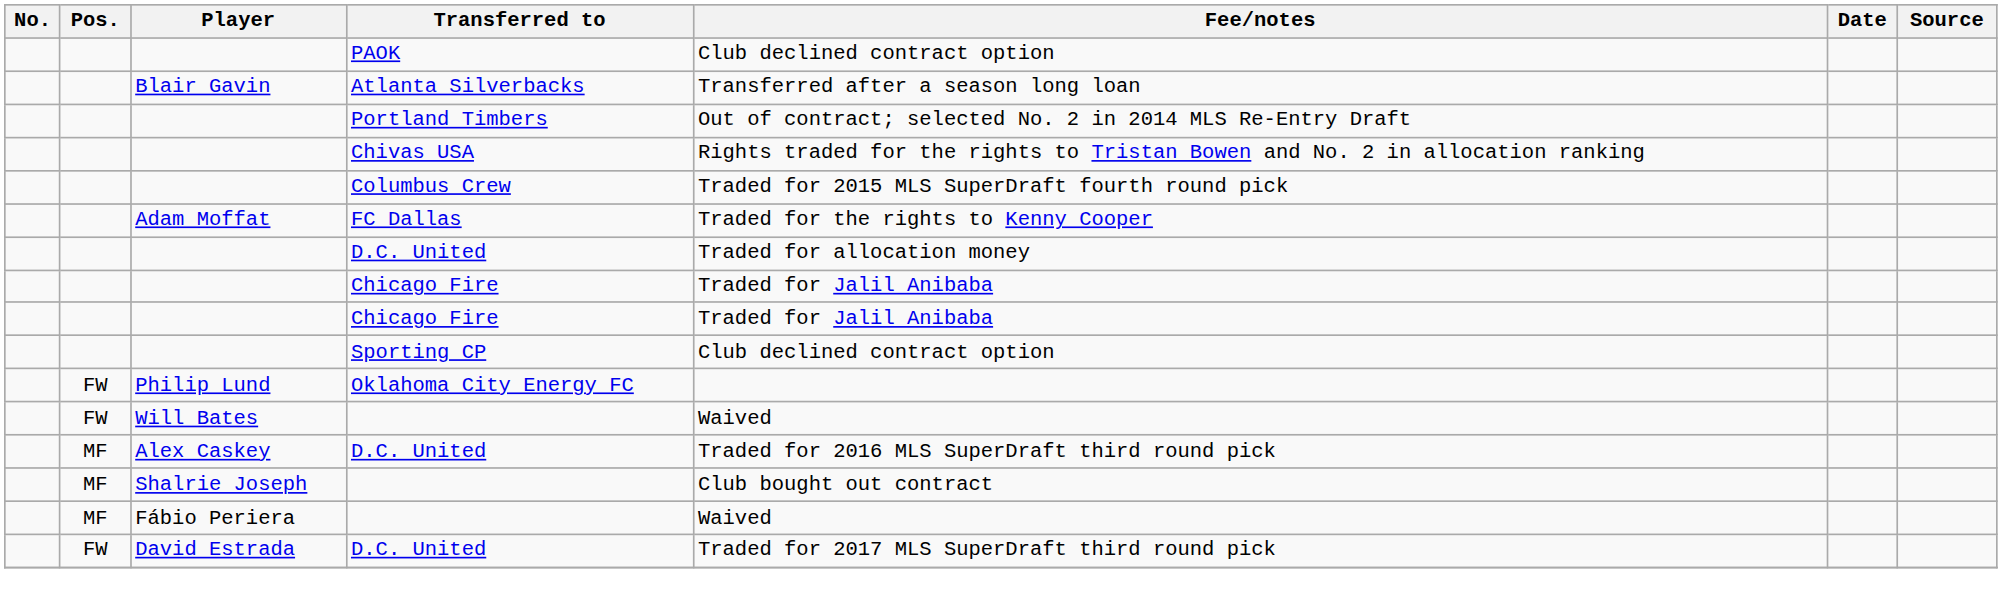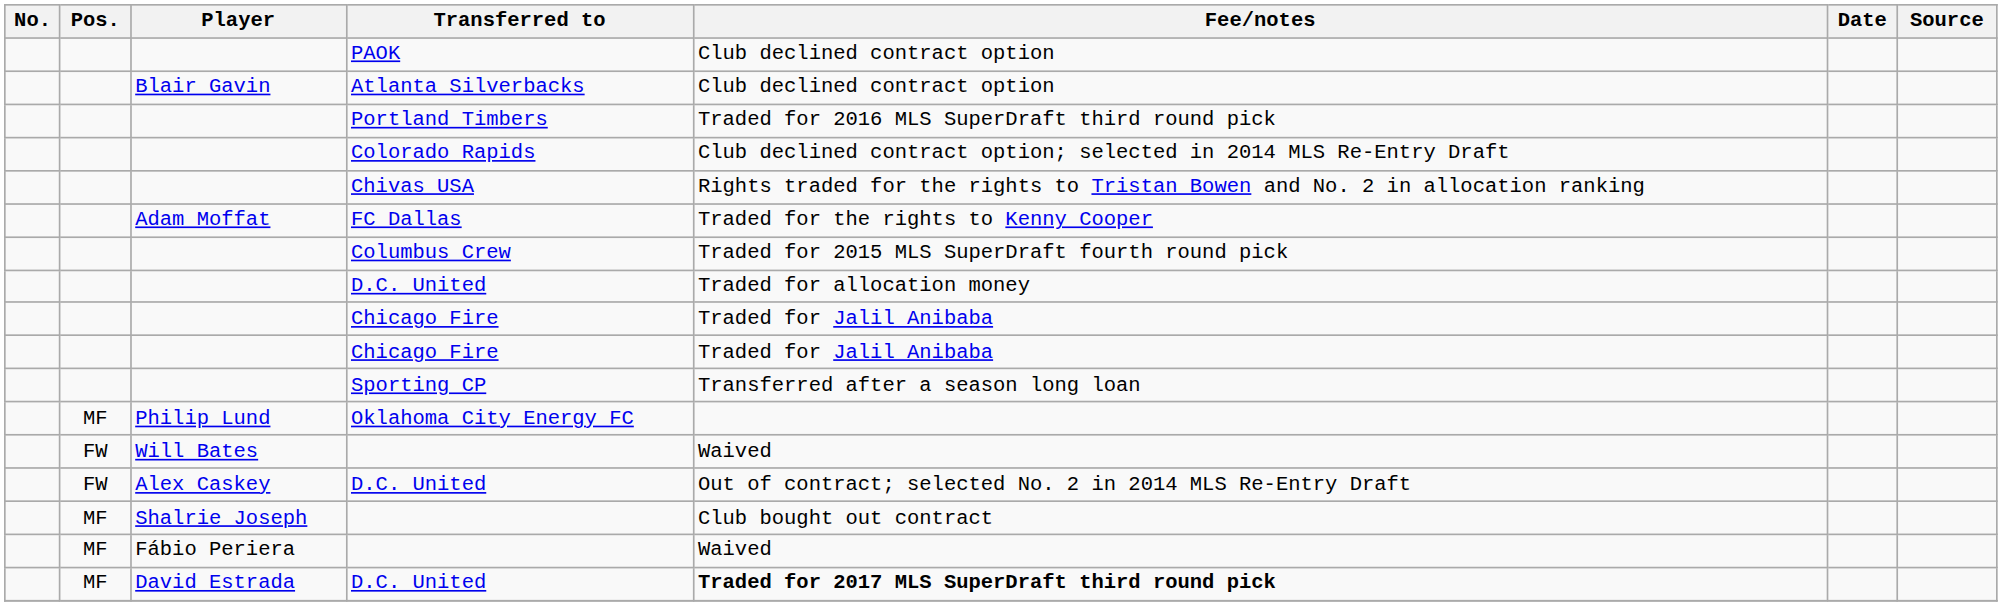(919, 88) Transferred after a season long loan -> (876, 88) Club declined contract option
(1055, 121) Out of contract; selected No. 2 in 2014 MLS Re-Entry Draft -> (987, 121) Traded for 2016 MLS SuperDraft third round pick
+ row: (238, 154)
rows swapped: (203, 220) <-> (238, 187)
(876, 353) Club declined contract option -> (919, 386) Transferred after a season long loan
(95, 386) FW -> (95, 419) MF
(95, 452) MF -> (95, 485) FW
(987, 452) Traded for 2016 MLS SuperDraft third round pick -> (1055, 485) Out of contract; selected No. 2 in 2014 MLS Re-Entry Draft
(95, 551) FW -> (95, 584) MF
(987, 551) normal -> (987, 584) bold
